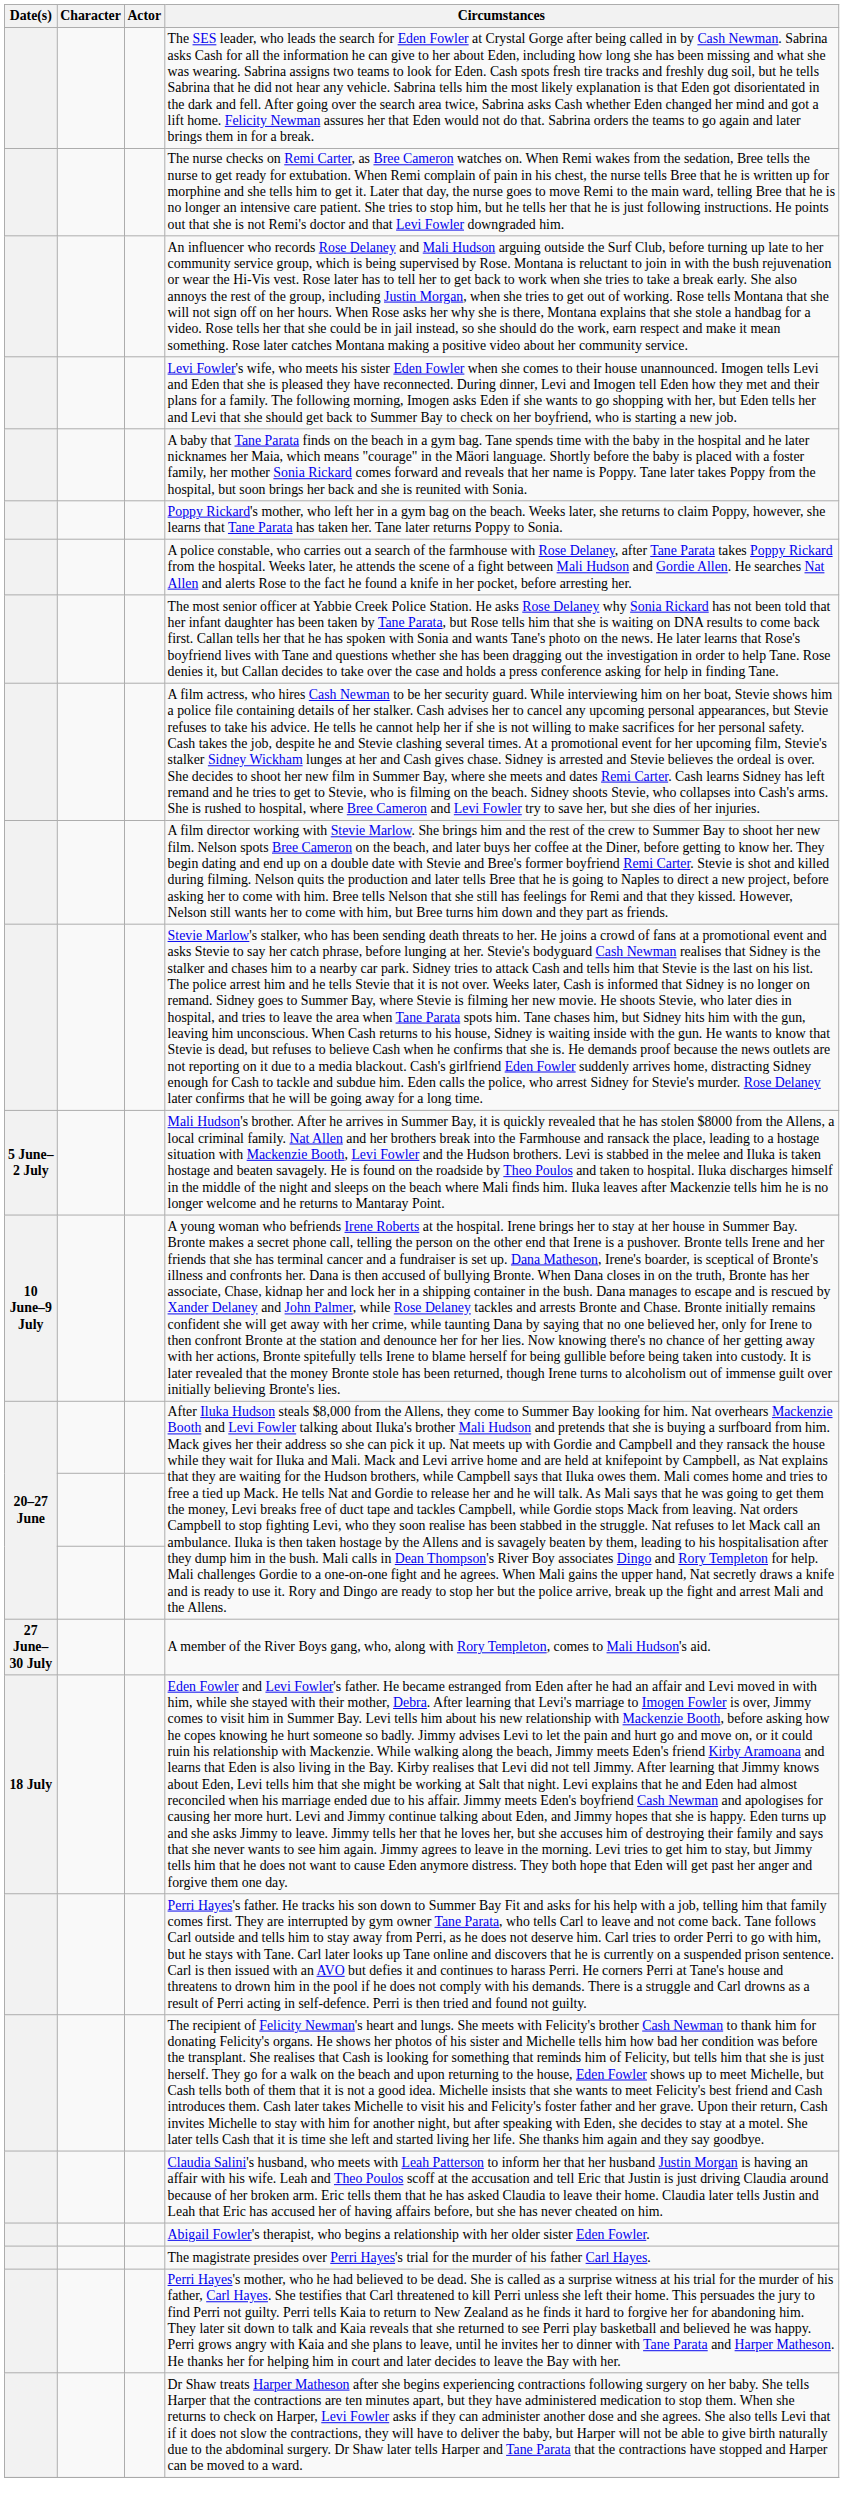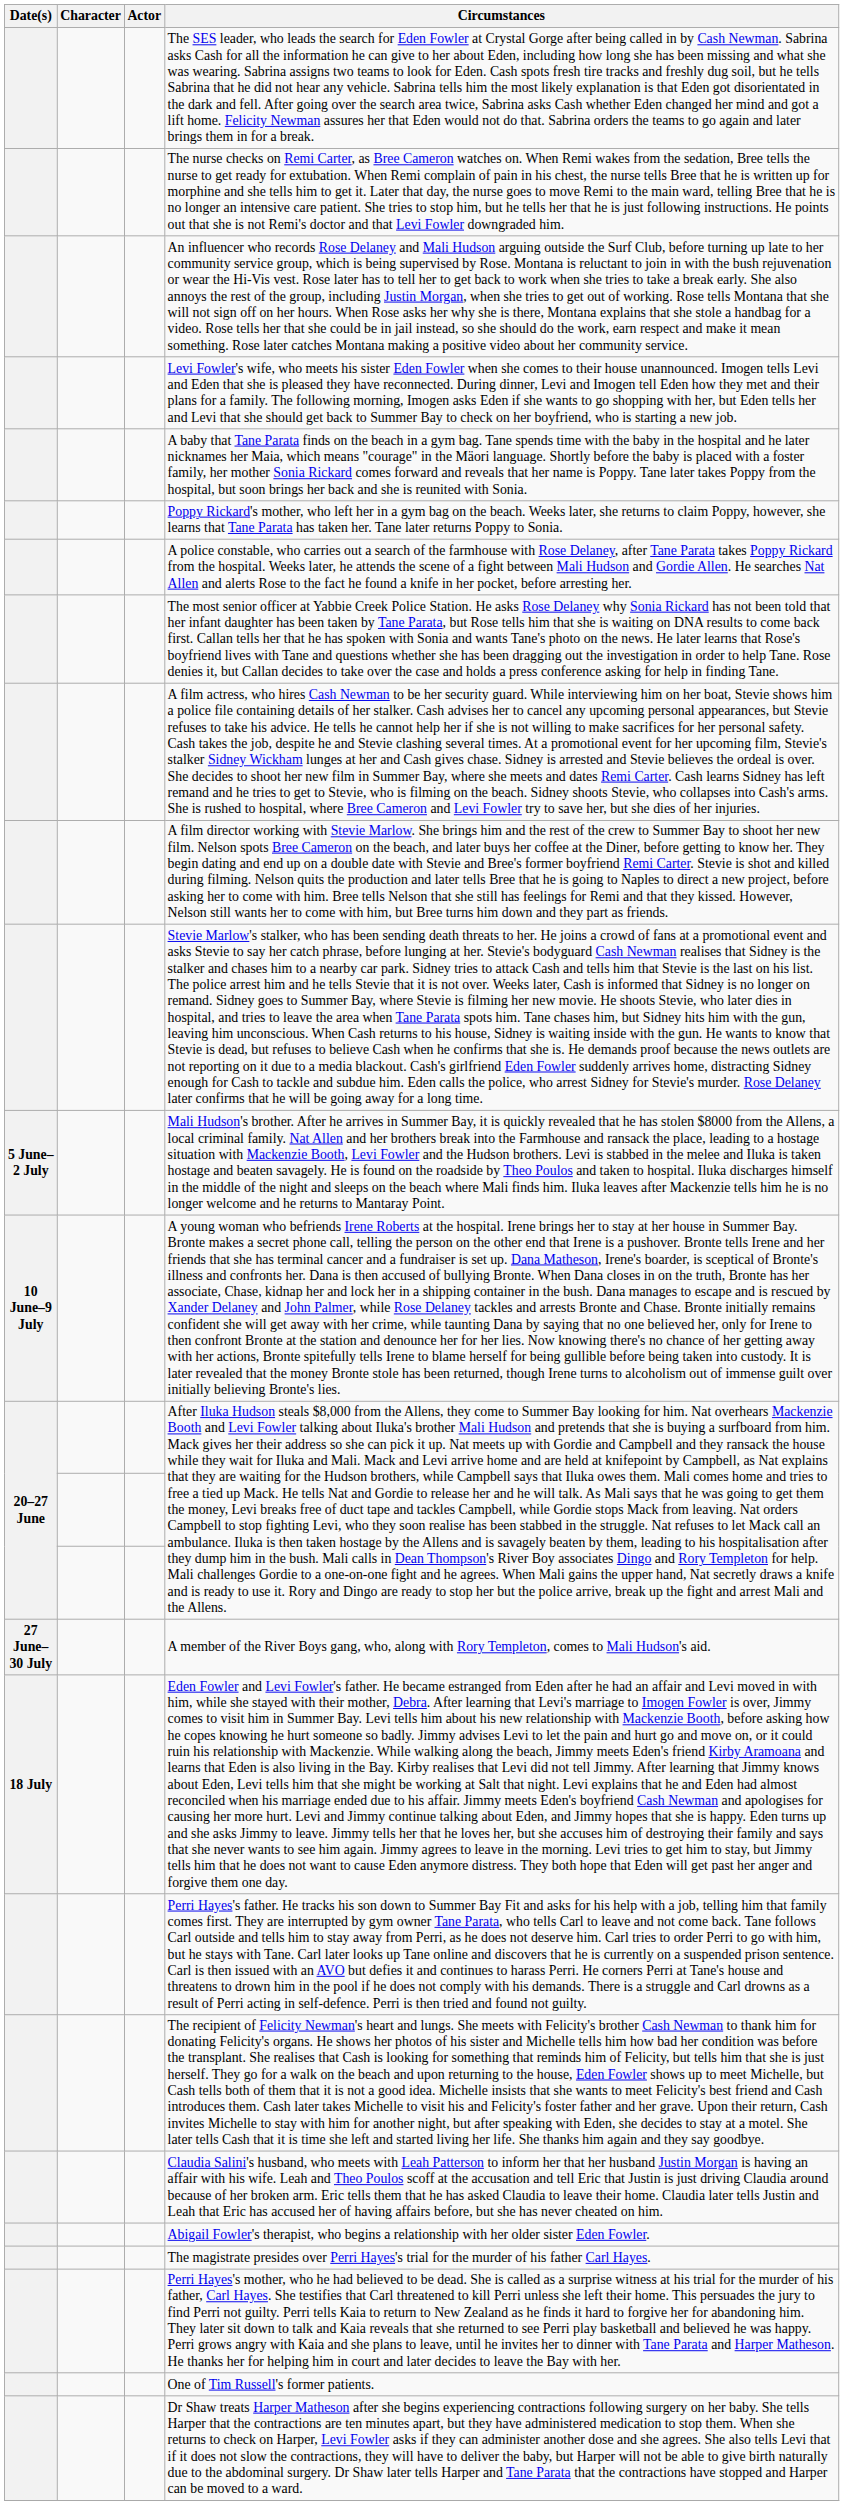+ row: (31, 2385)
